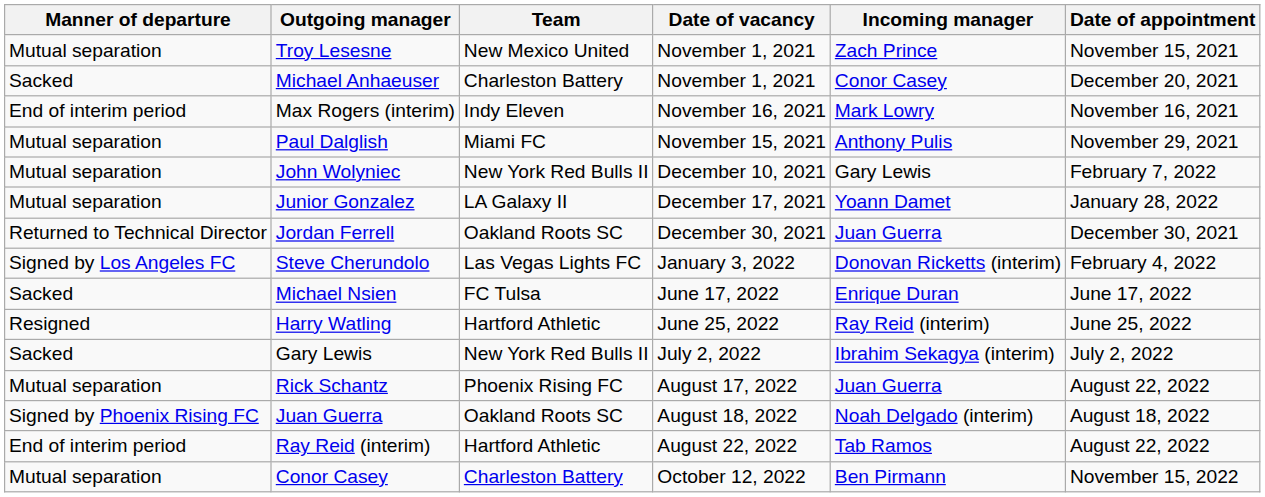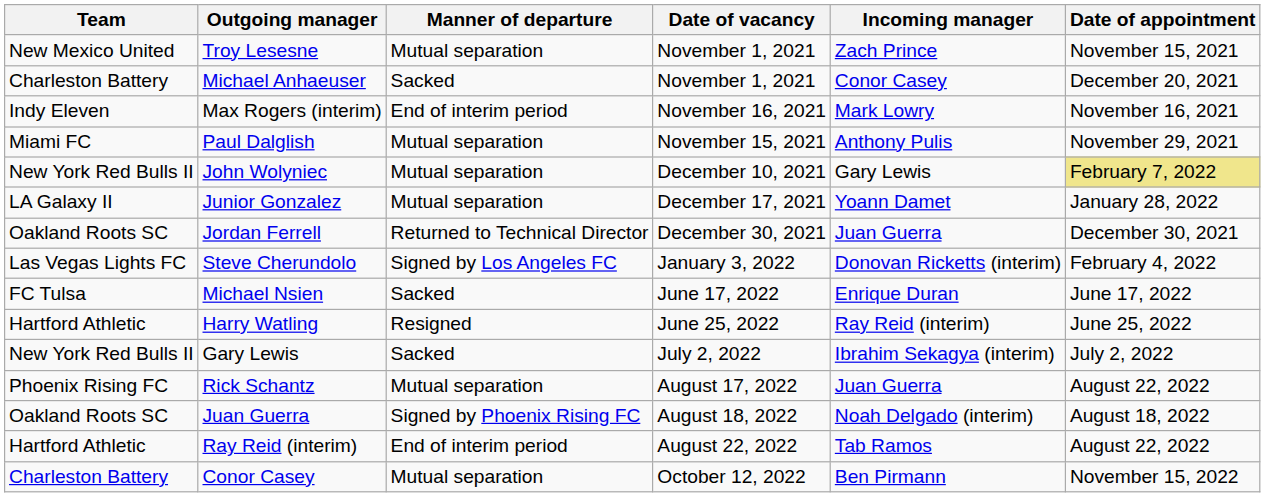columns swapped: (556, 19) <-> (138, 19)
(1143, 171) no background -> (1143, 171) khaki background
